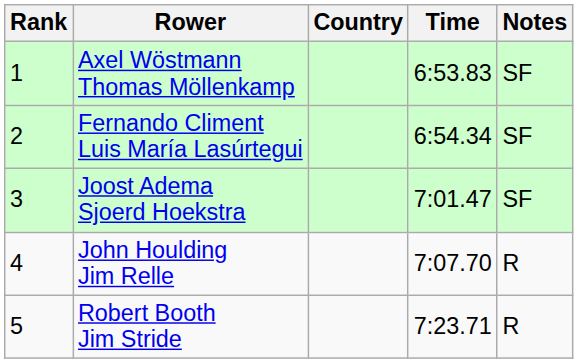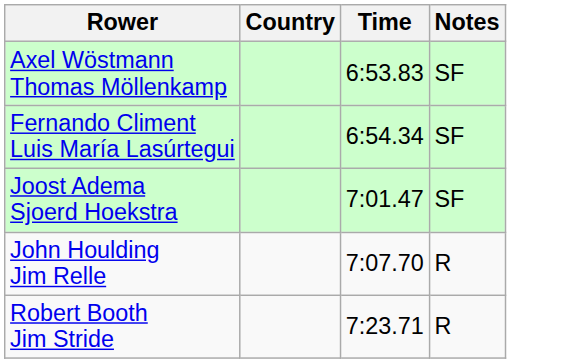- column: (39, 23)
